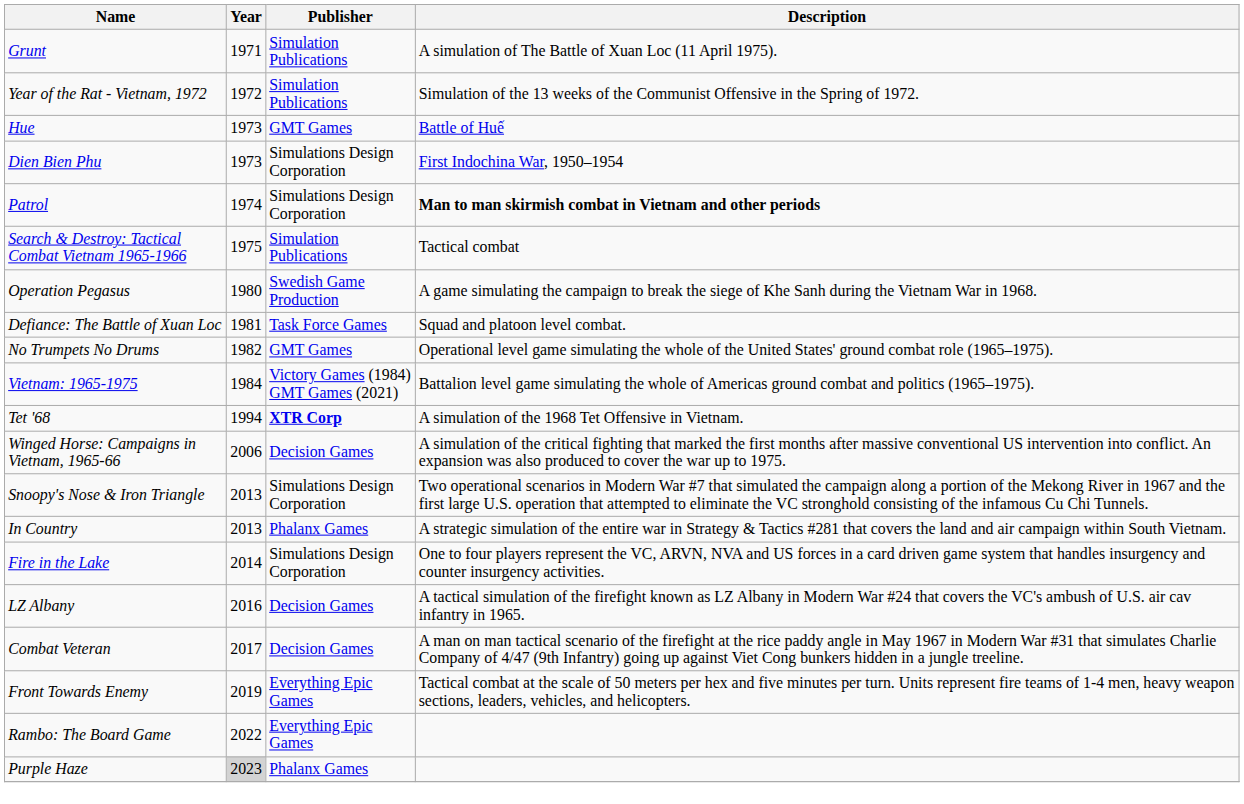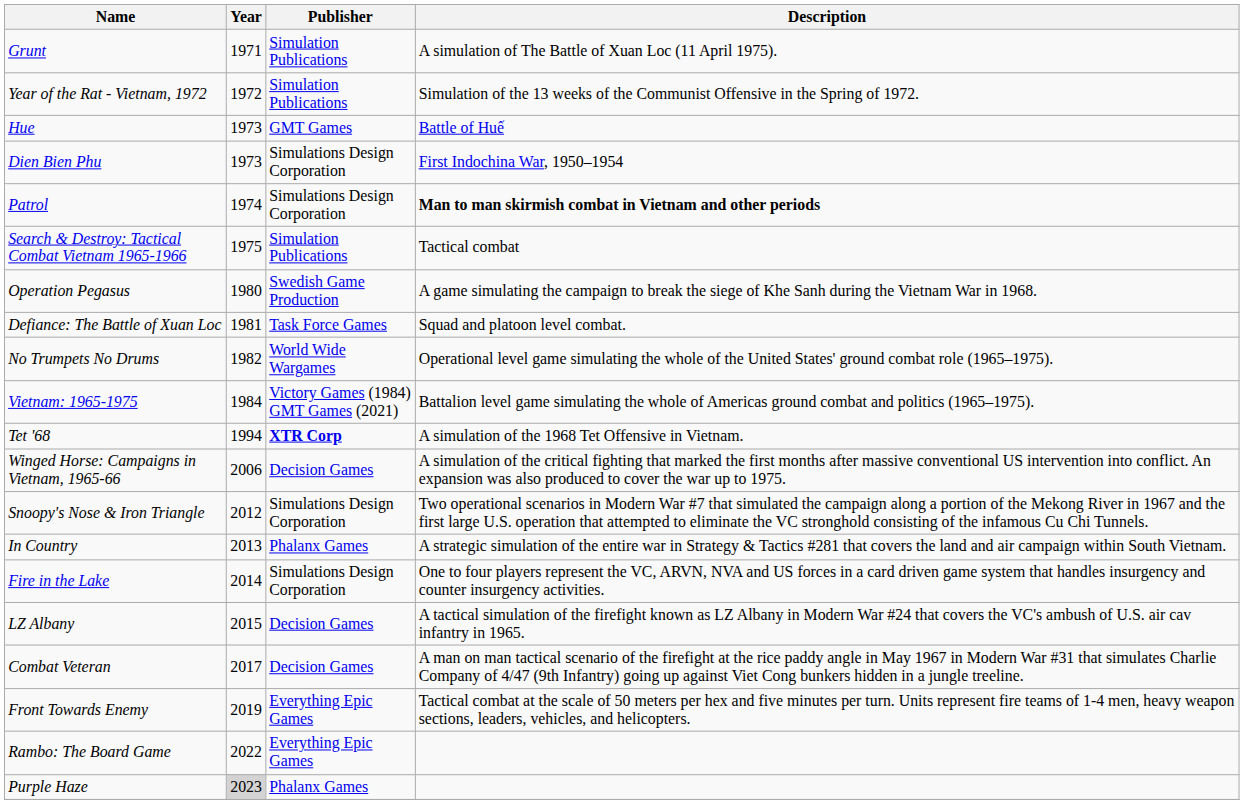(311, 350) GMT Games -> (307, 358) World Wide Wargames
(246, 495) 2013 -> (246, 512) 2012
(246, 606) 2016 -> (246, 623) 2015
